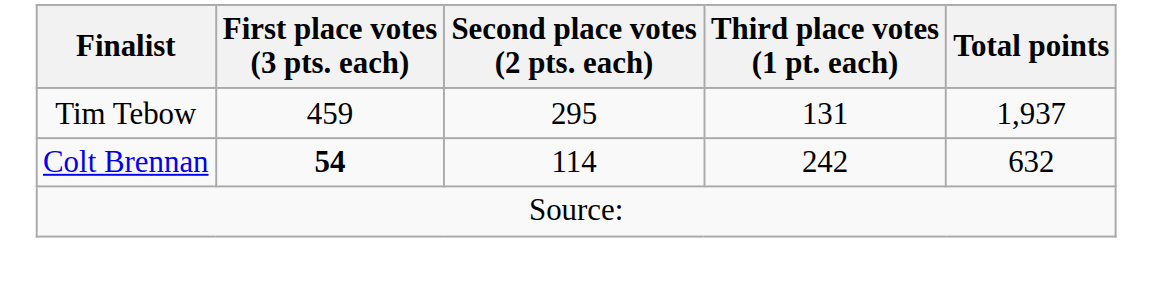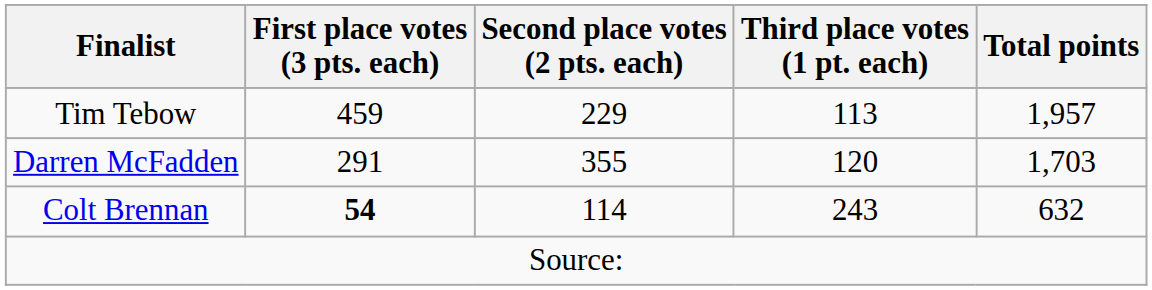(574, 112) 295 -> (604, 112) 229
(825, 112) 131 -> (855, 112) 113
(1031, 112) 1,937 -> (1061, 112) 1,957
+ row: (126, 161)
(825, 161) 242 -> (855, 210) 243
